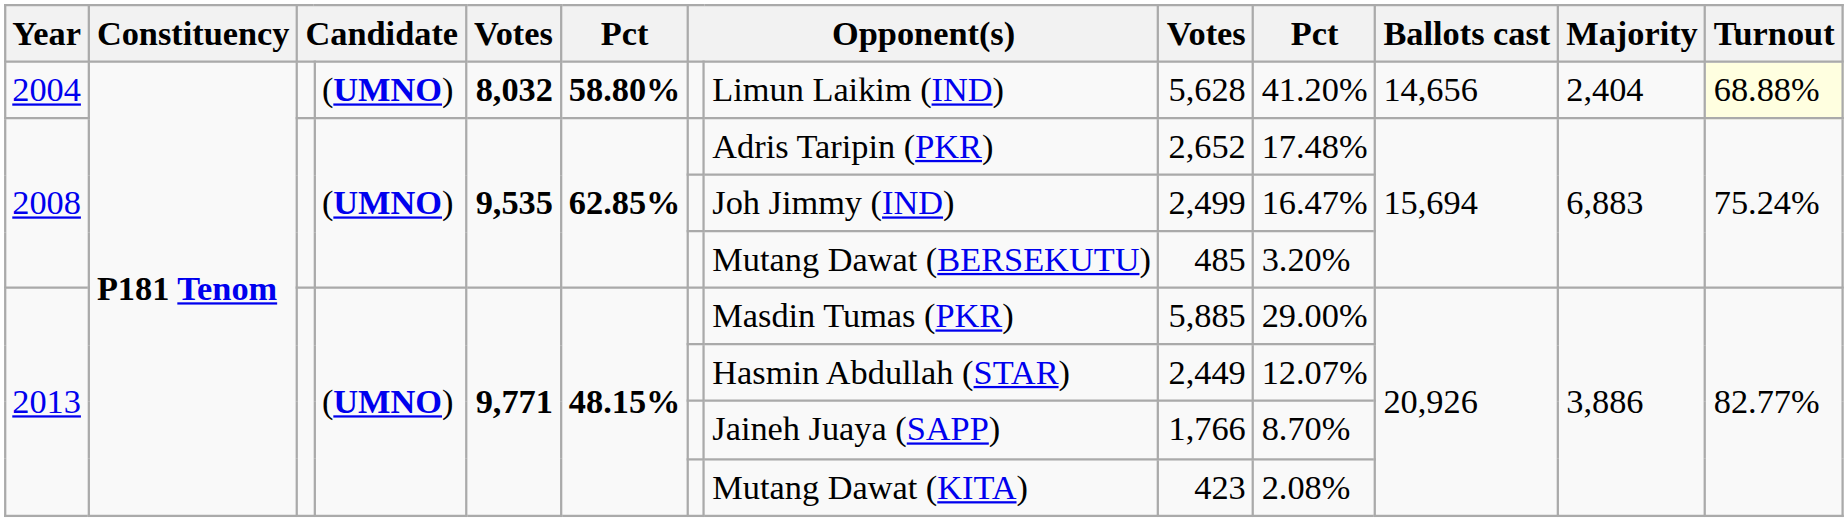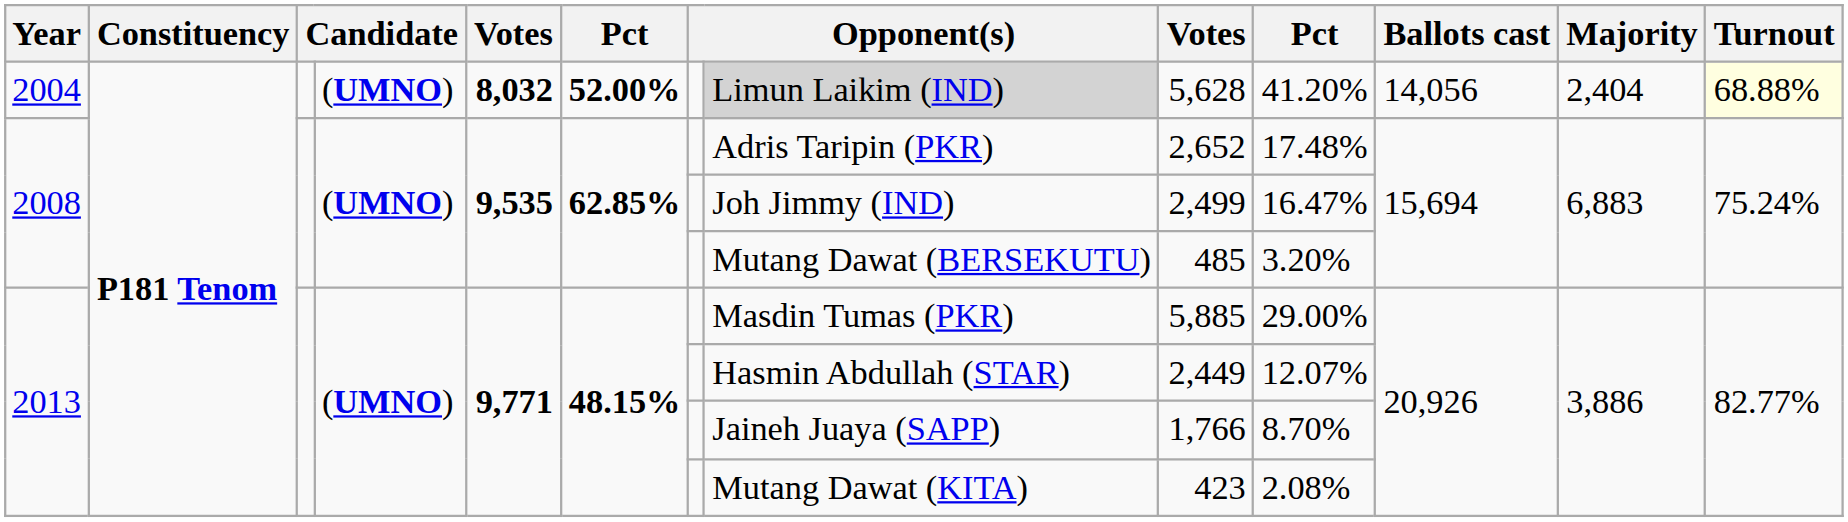(625, 89) 58.80% -> (625, 89) 52.00%
(858, 89) no background -> (858, 89) lightgrey background
(1431, 89) 14,656 -> (1431, 89) 14,056
